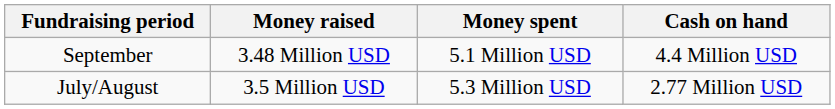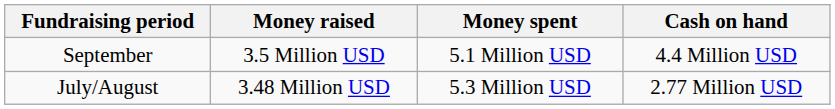(314, 54) 3.48 Million USD -> (314, 54) 3.5 Million USD
(314, 87) 3.5 Million USD -> (314, 87) 3.48 Million USD
